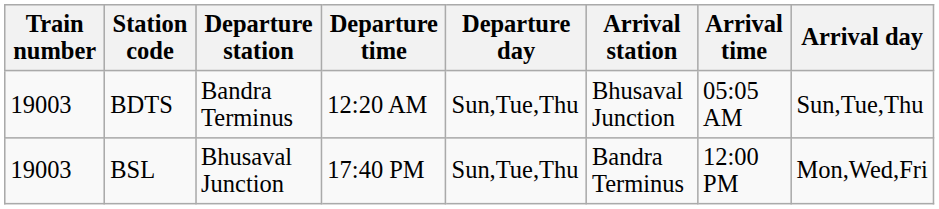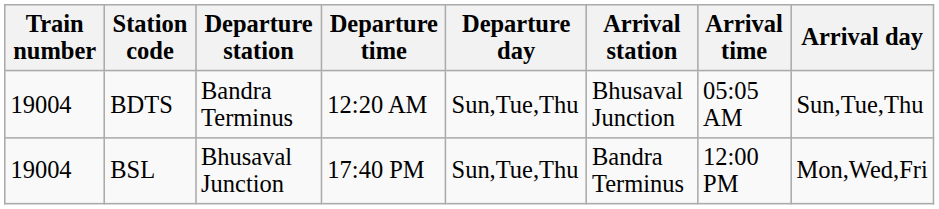(41, 104) 19003 -> (41, 104) 19004
(41, 170) 19003 -> (41, 170) 19004
